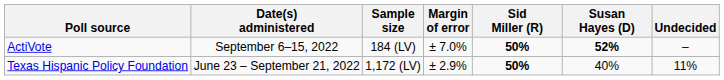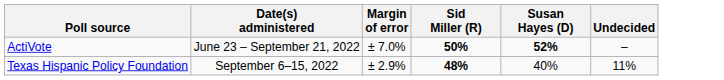- column: (393, 21)
(277, 47) September 6–15, 2022 -> (277, 47) June 23 – September 21, 2022
(277, 66) June 23 – September 21, 2022 -> (277, 66) September 6–15, 2022
(517, 66) 50% -> (456, 66) 48%
